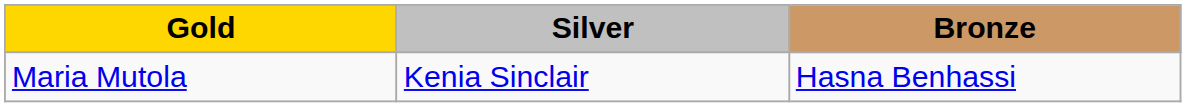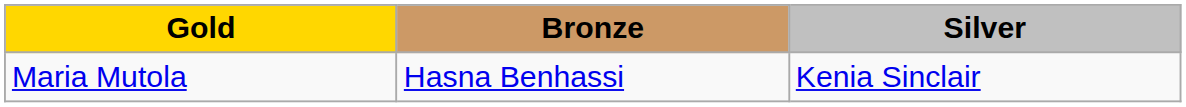columns swapped: (593, 28) <-> (985, 28)
